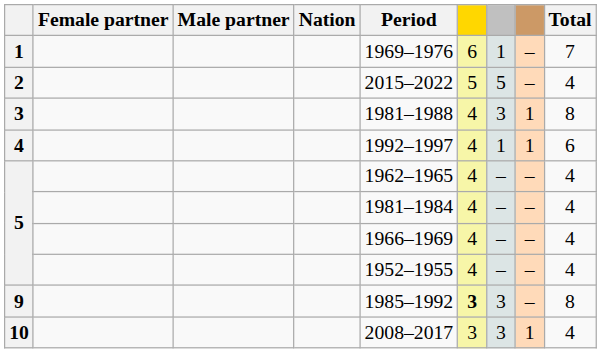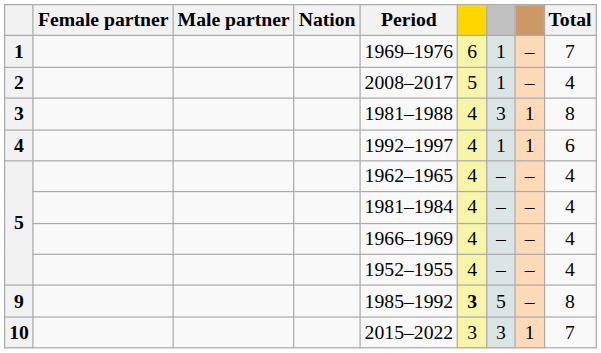(409, 82) 2015–2022 -> (409, 82) 2008–2017
(501, 82) 5 -> (501, 82) 1
(501, 301) 3 -> (501, 301) 5
(409, 332) 2008–2017 -> (409, 332) 2015–2022
(570, 332) 4 -> (570, 332) 7
